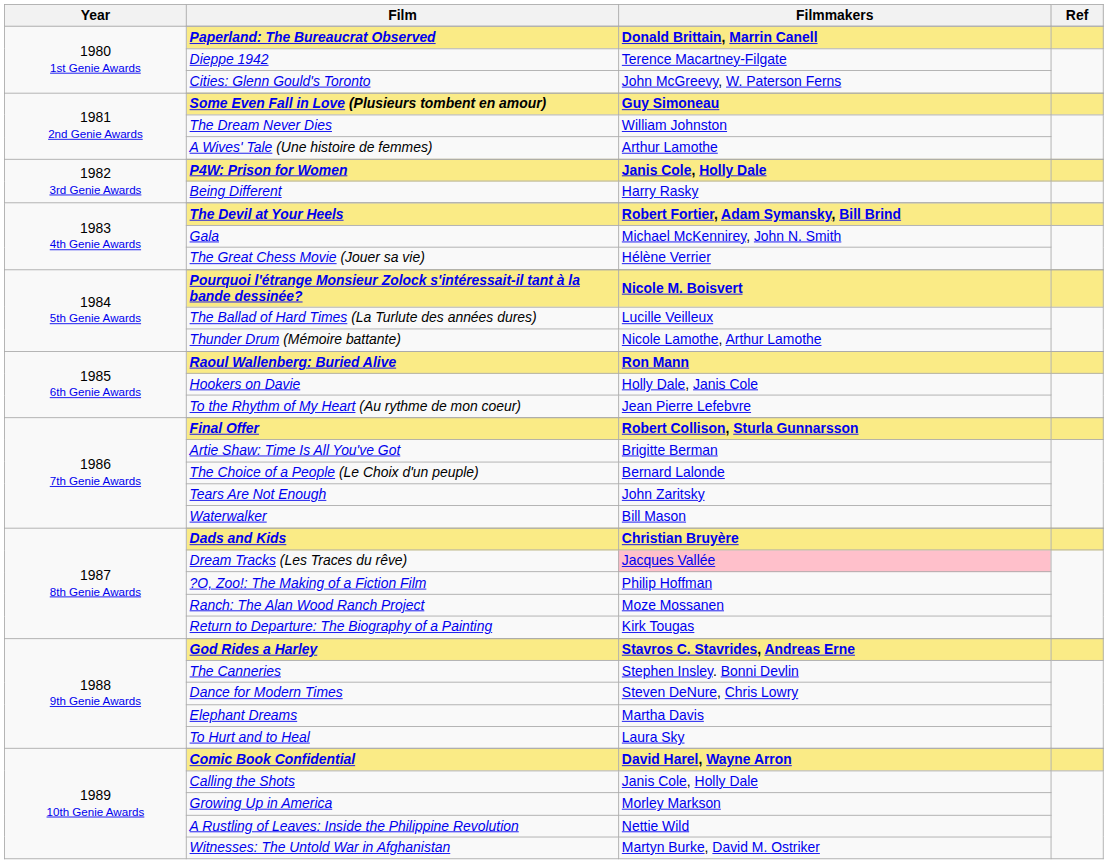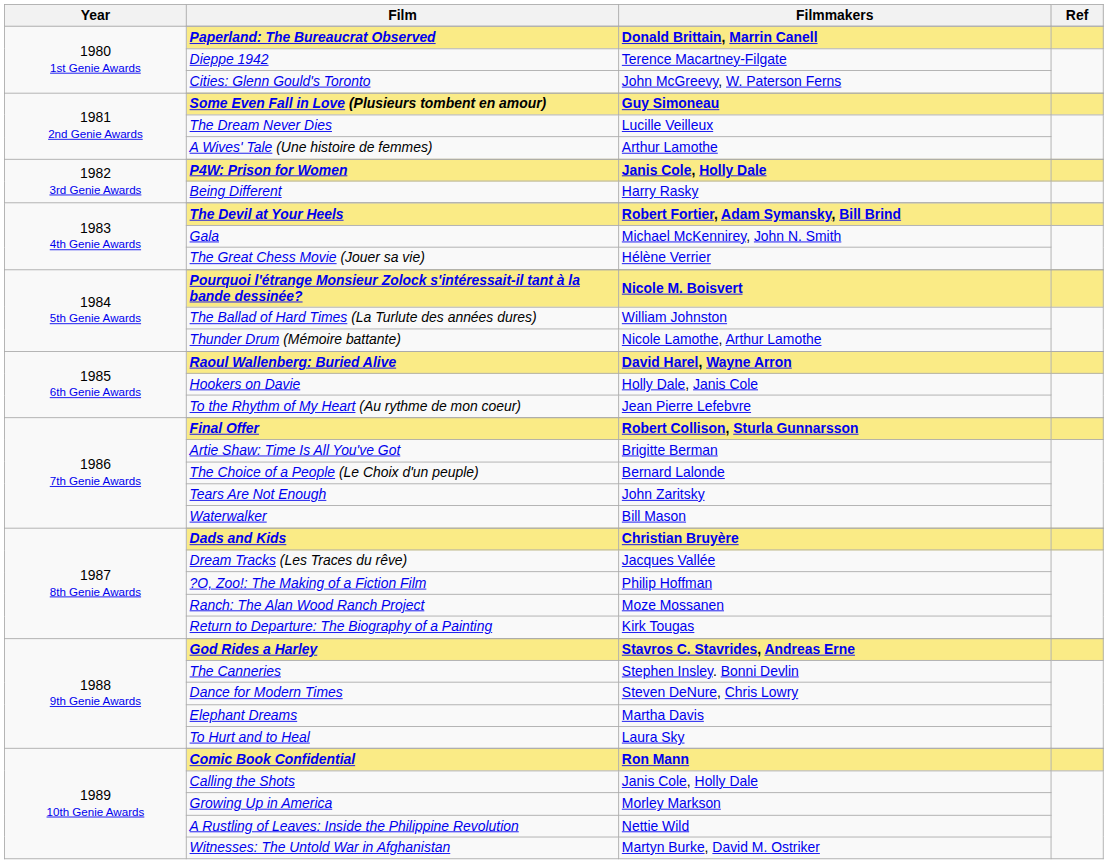(674, 125) William Johnston -> (668, 125) Lucille Veilleux
(668, 318) Lucille Veilleux -> (674, 318) William Johnston
(655, 362) Ron Mann -> (707, 362) David Harel, Wayne Arron
(669, 561) pink background -> (669, 561) no background
(707, 759) David Harel, Wayne Arron -> (655, 759) Ron Mann
